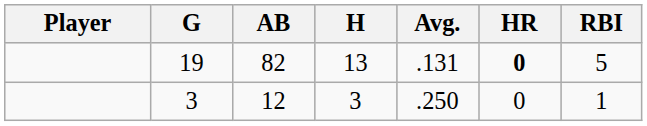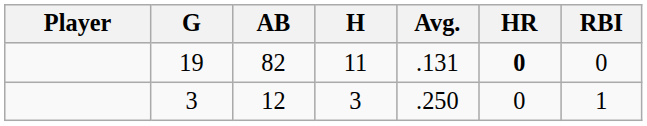(355, 62) 13 -> (355, 62) 11
(601, 62) 5 -> (601, 62) 0
